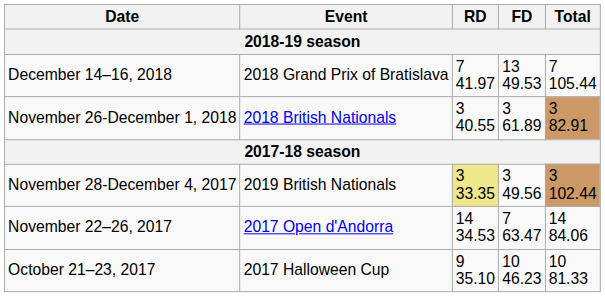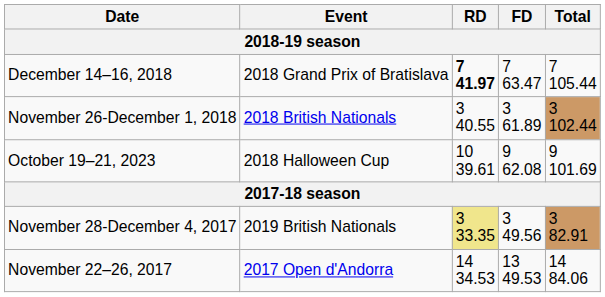(475, 75) normal -> (475, 75) bold
(522, 75) 13 49.53 -> (522, 75) 7 63.47
(568, 117) 3 82.91 -> (573, 117) 3 102.44
+ row: (82, 160)
(573, 185) 3 102.44 -> (568, 227) 3 82.91
(522, 227) 7 63.47 -> (522, 270) 13 49.53
- row: (82, 270)
